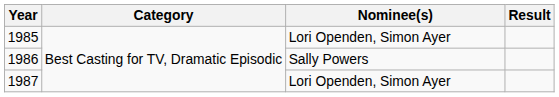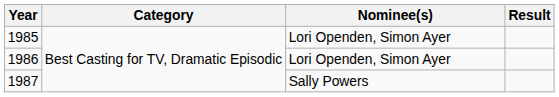(329, 59) Sally Powers -> (370, 59) Lori Openden, Simon Ayer
(370, 81) Lori Openden, Simon Ayer -> (329, 81) Sally Powers
